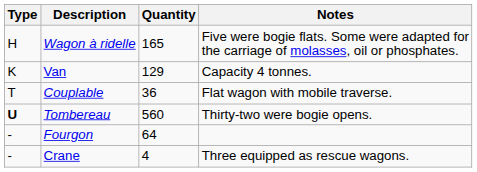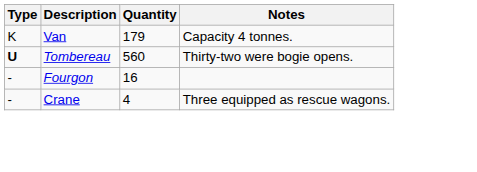- row: (90, 43)
(153, 72) 129 -> (134, 36) 179
- row: (74, 93)
(149, 135) 64 -> (130, 78) 16
